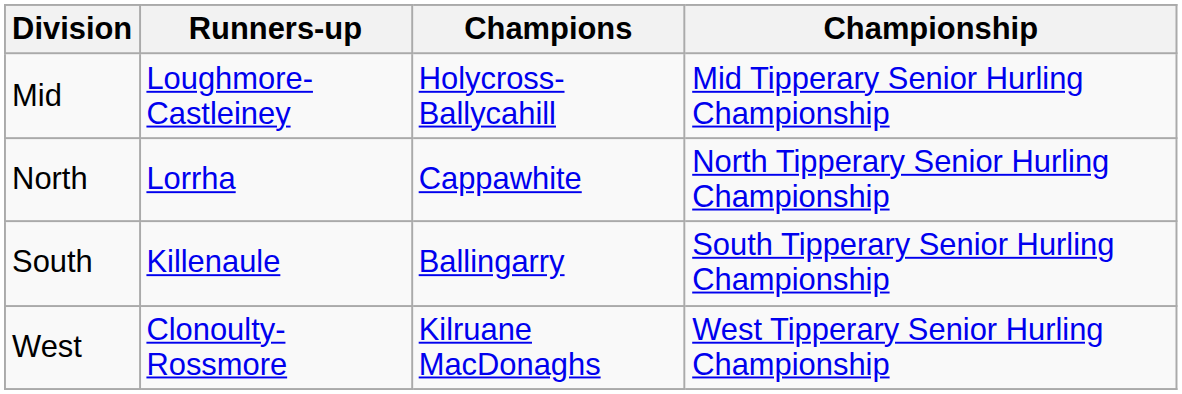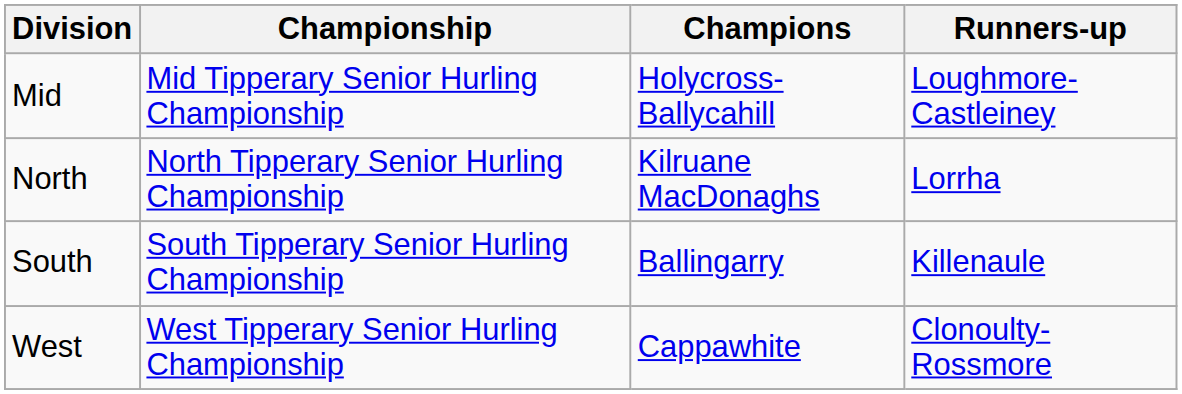columns swapped: (931, 28) <-> (275, 28)
(500, 179) Cappawhite -> (729, 179) Kilruane MacDonaghs
(510, 346) Kilruane MacDonaghs -> (719, 346) Cappawhite
